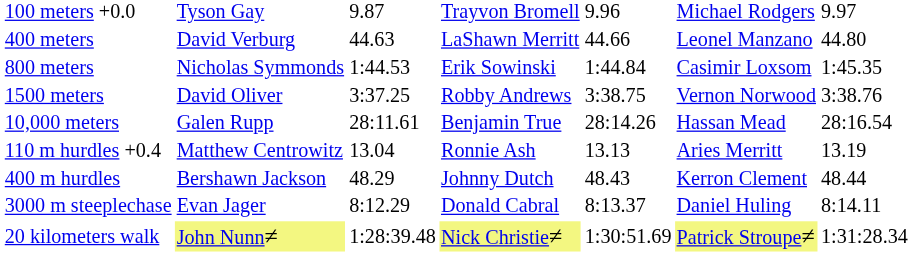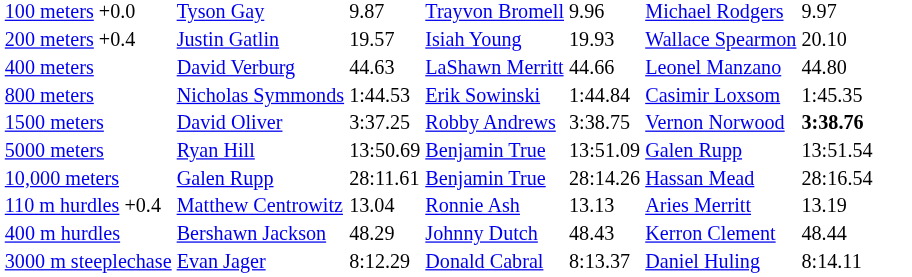+ row: (70, 39)
(852, 95) normal -> (833, 122) bold
+ row: (54, 150)
- row: (82, 236)
